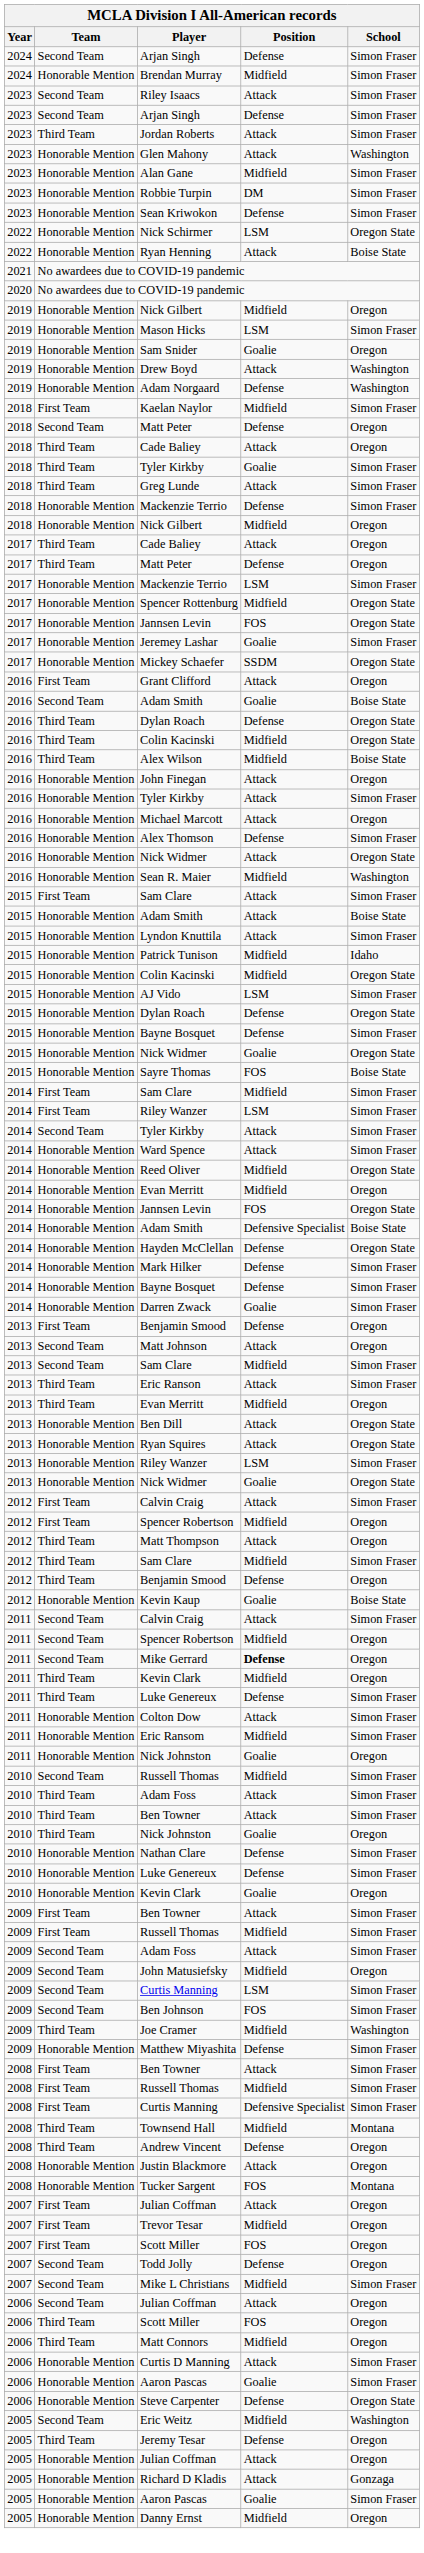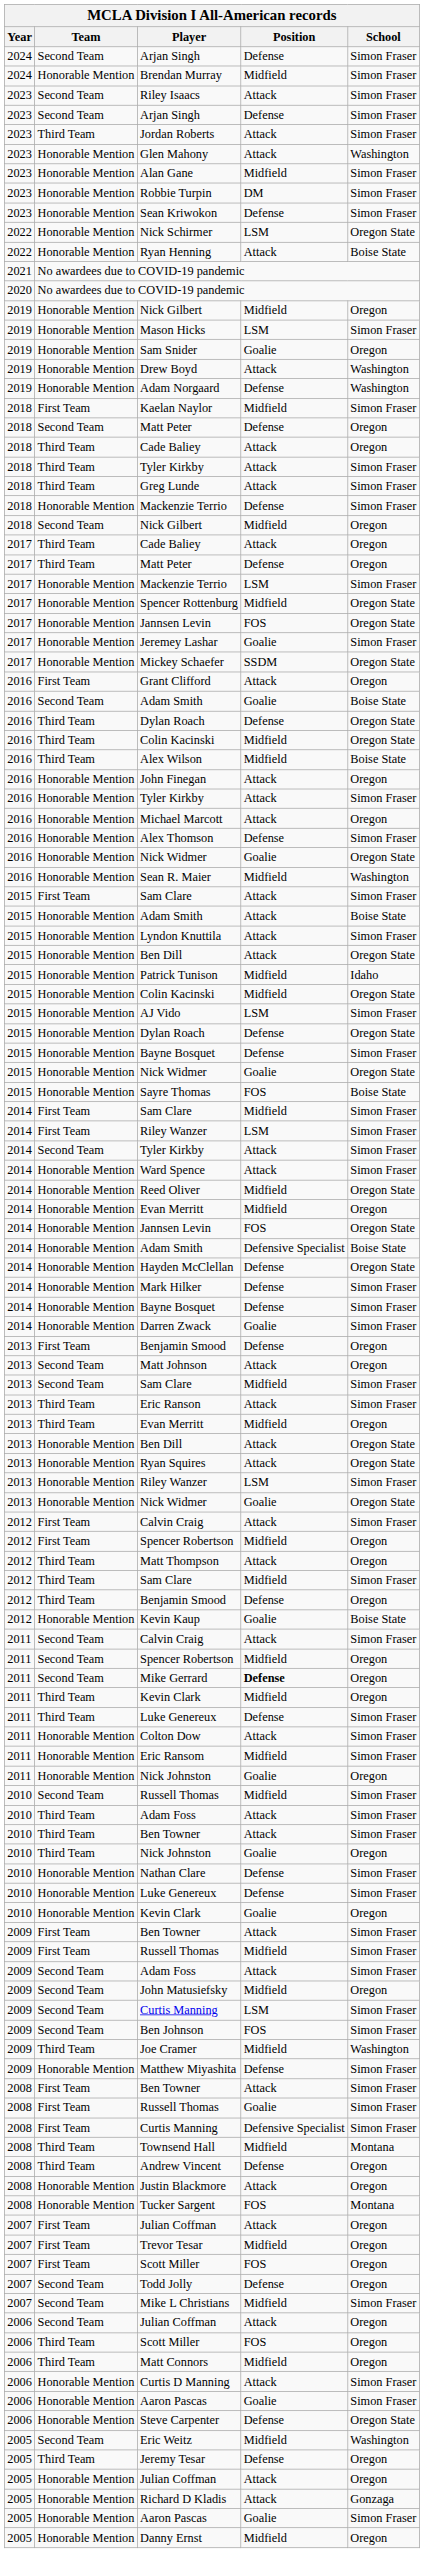(260, 466) Goalie -> (260, 466) Attack
(86, 525) Honorable Mention -> (71, 525) Second Team
(260, 857) Attack -> (260, 857) Goalie
+ row: (20, 955)
(265, 2088) Midfield -> (260, 2107) Goalie
